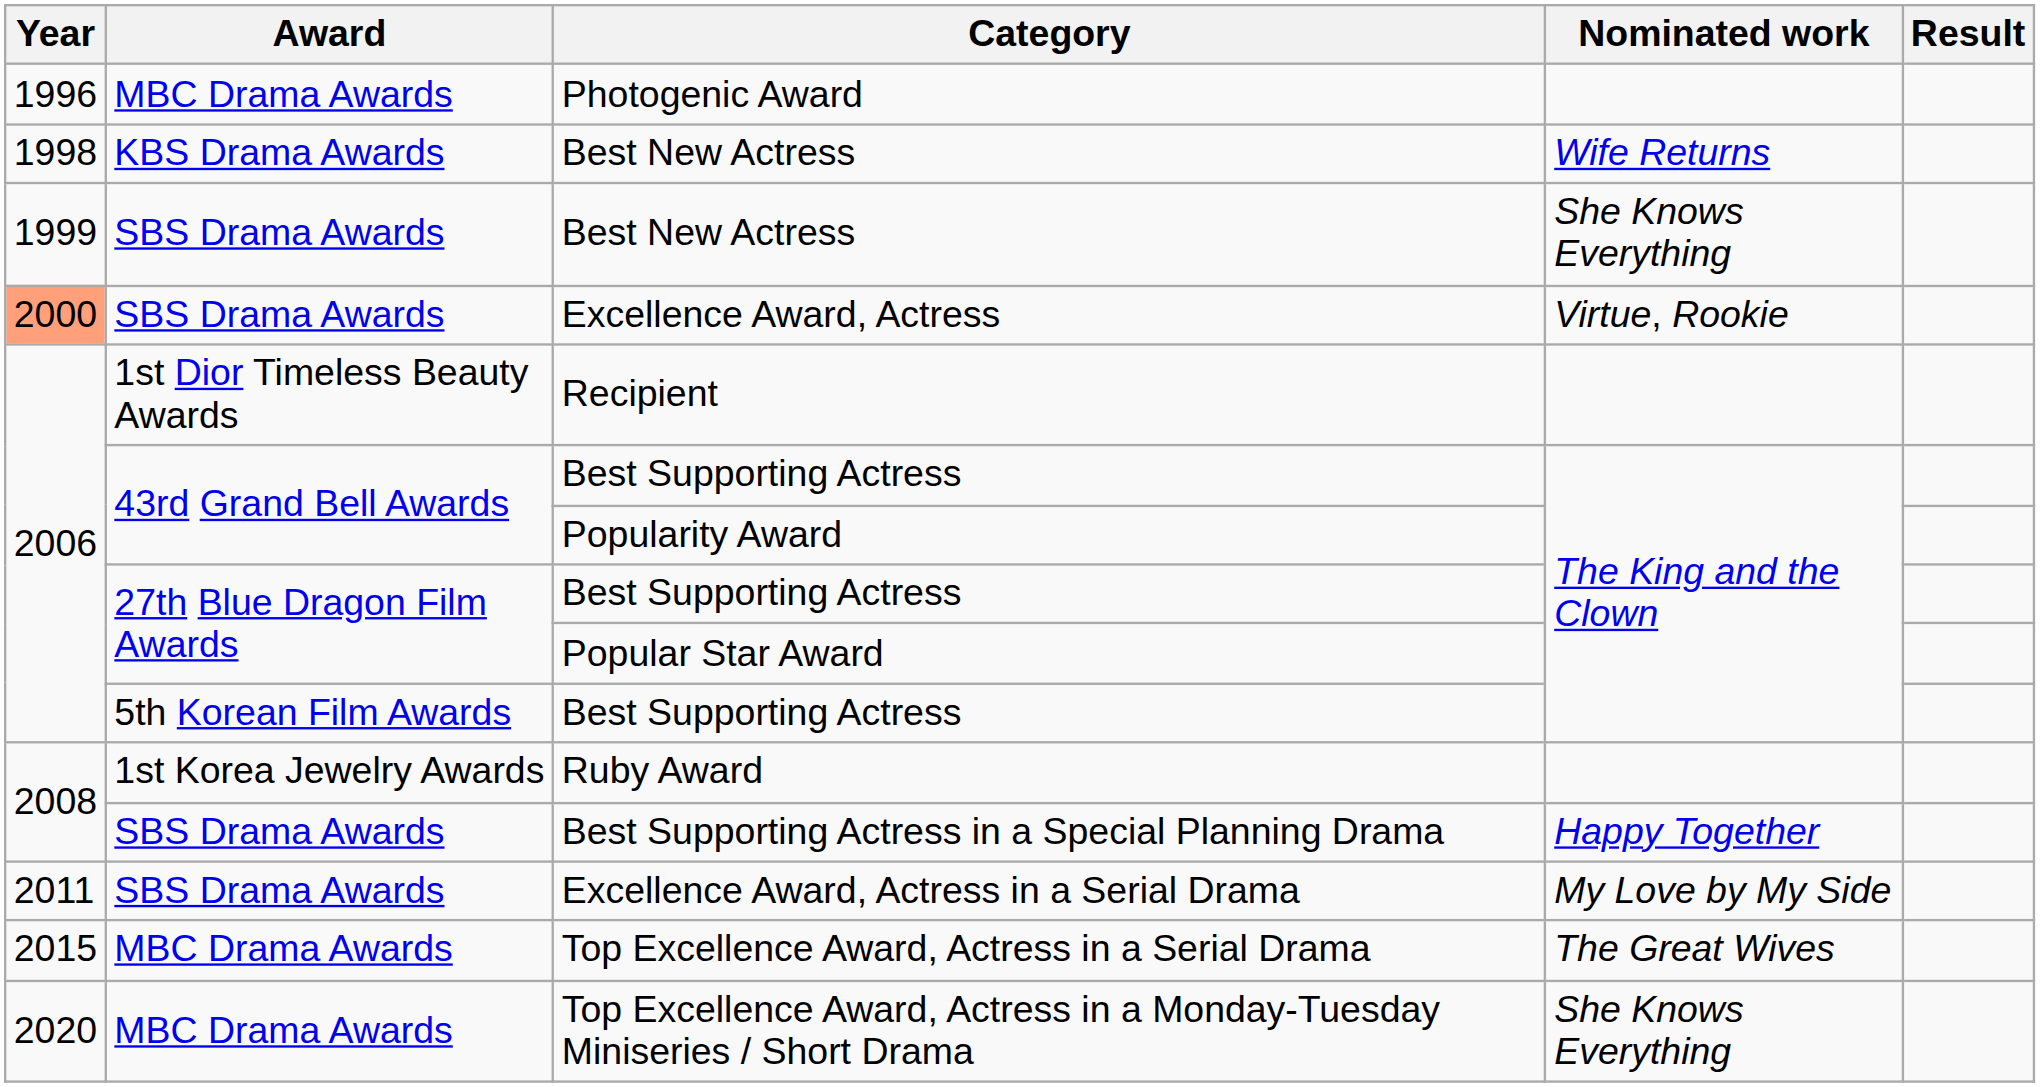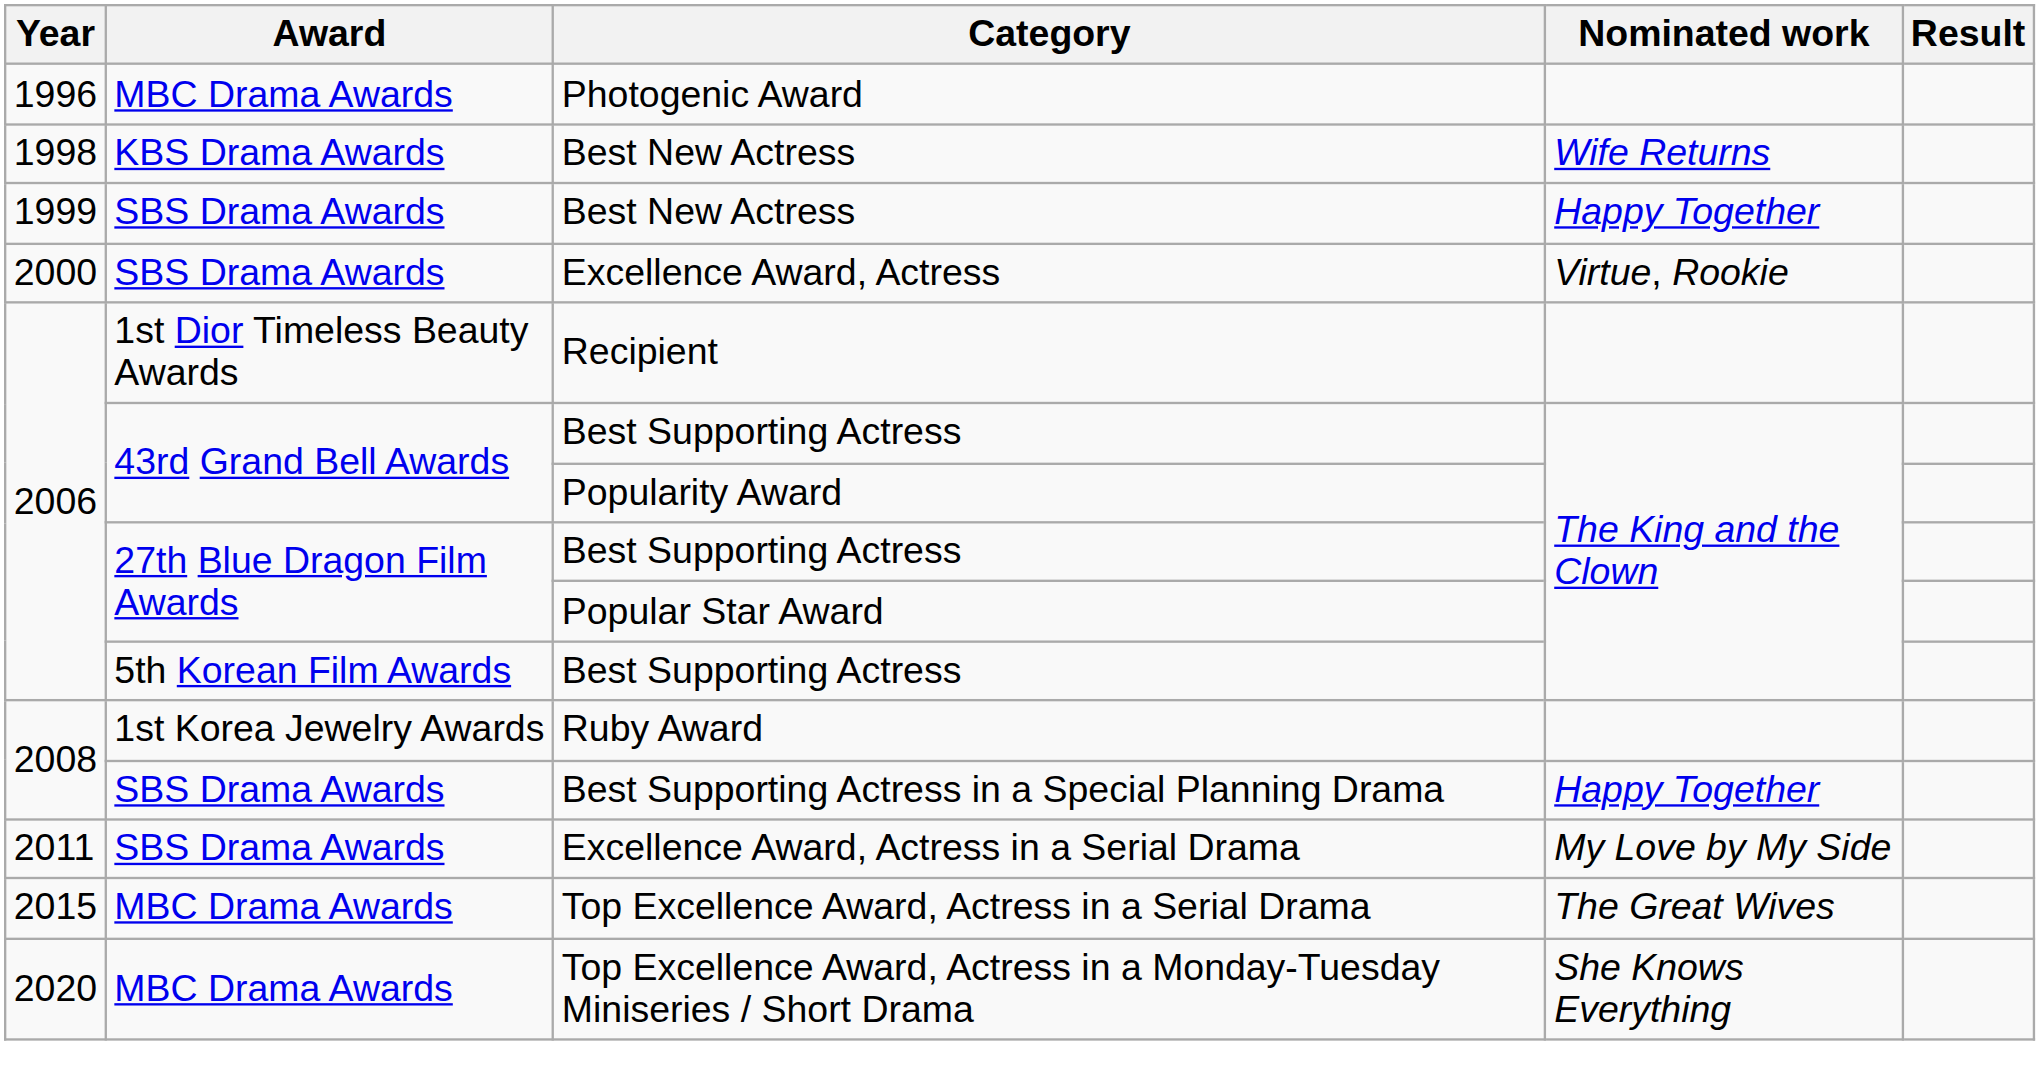(1649, 233) She Knows Everything -> (1687, 212) Happy Together
(55, 313) lightsalmon background -> (55, 271) no background
